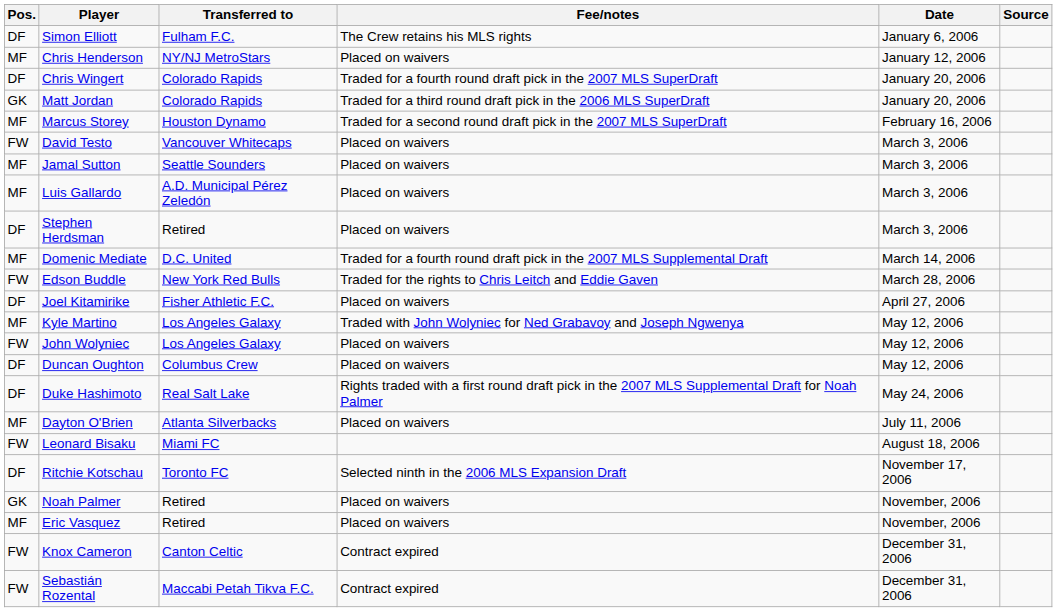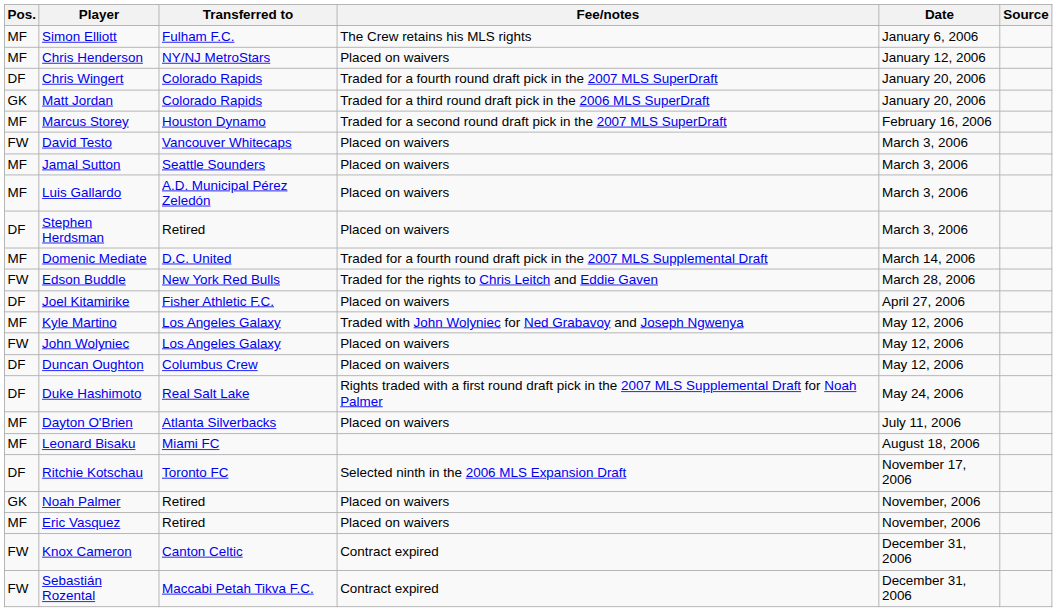(16, 36) DF -> (17, 36) MF
(18, 444) FW -> (17, 444) MF
